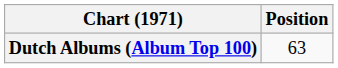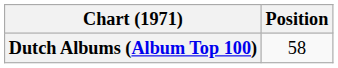(297, 47) 63 -> (297, 47) 58
